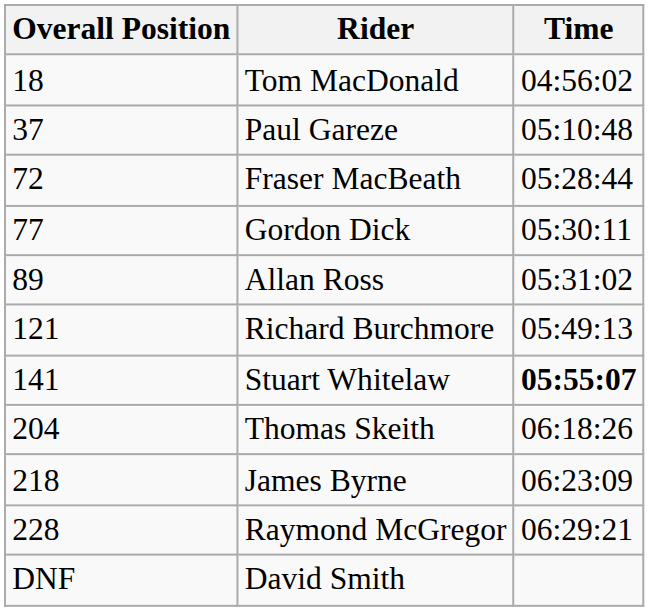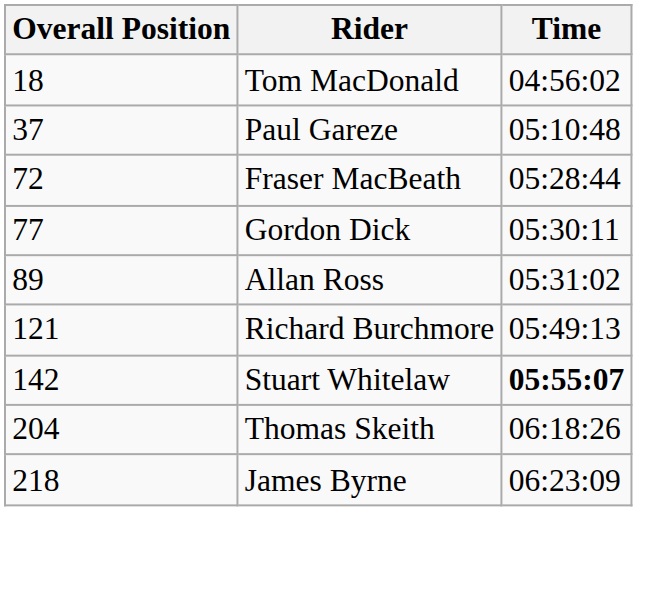(36, 379) 141 -> (36, 379) 142
- row: (376, 529)
- row: (325, 579)
